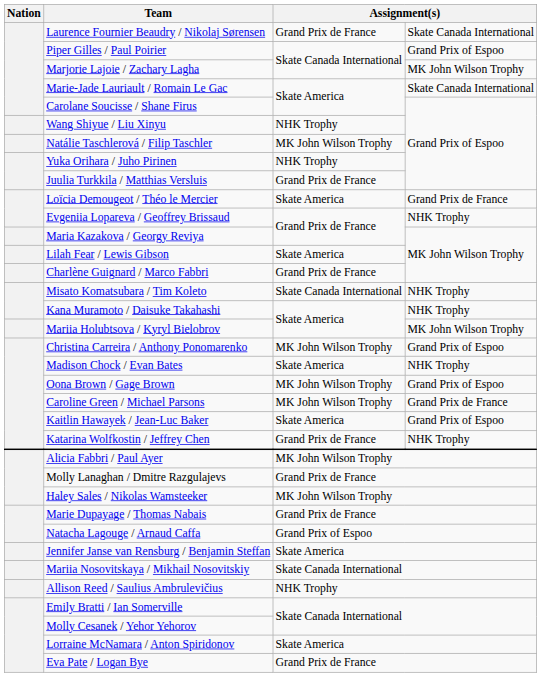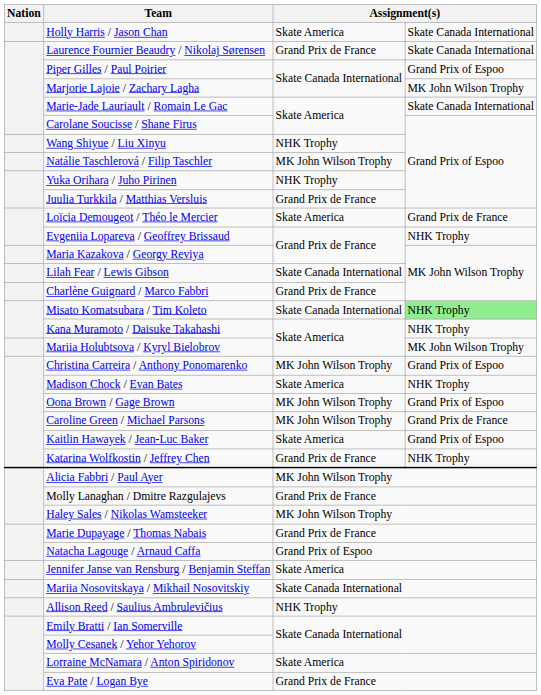+ row: (107, 32)
(310, 254) Skate America -> (339, 273) Skate Canada International
(438, 291) no background -> (438, 310) lightgreen background
